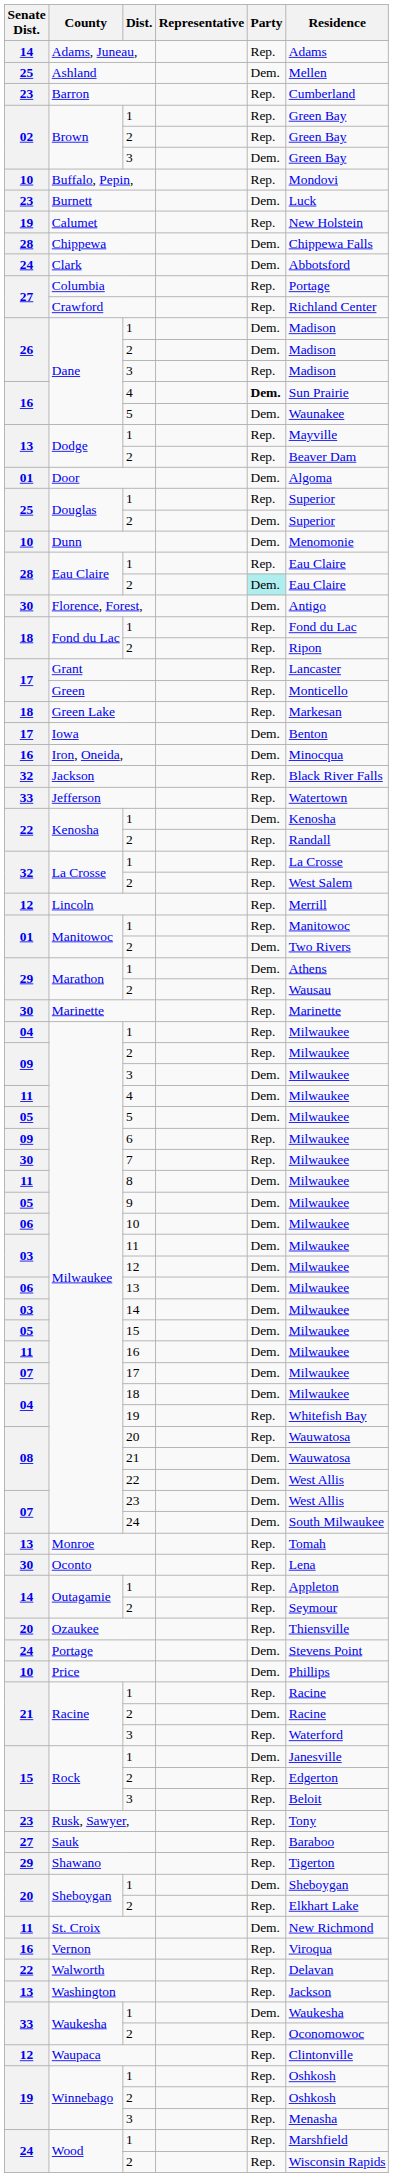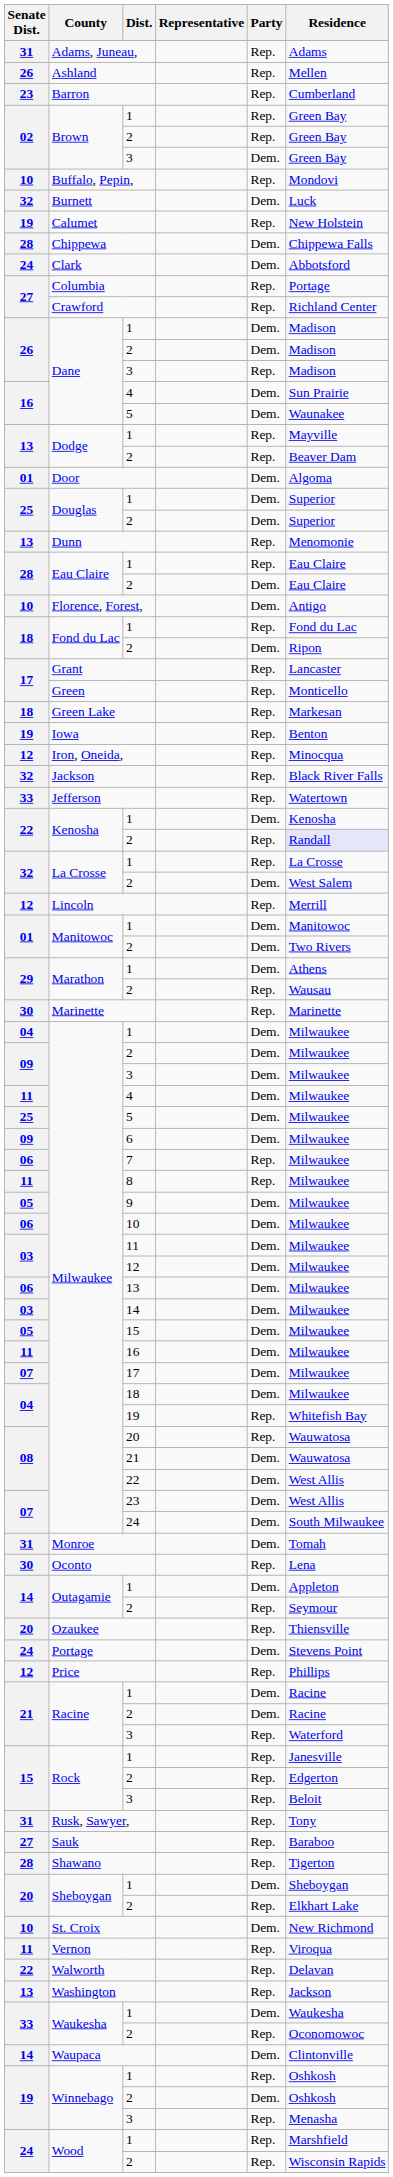(27, 51) 14 -> (27, 51) 31
(27, 72) 25 -> (27, 72) 26
(265, 72) Dem. -> (263, 72) Rep.
(27, 200) 23 -> (27, 200) 32
(266, 392) bold -> (265, 392) normal
(263, 499) Rep. -> (265, 499) Dem.
(27, 541) 10 -> (27, 541) 13
(265, 541) Dem. -> (263, 541) Rep.
(265, 584) paleturquoise background -> (265, 584) no background
(27, 605) 30 -> (27, 605) 10
(263, 648) Rep. -> (265, 648) Dem.
(27, 733) 17 -> (27, 733) 19
(265, 733) Dem. -> (263, 733) Rep.
(27, 754) 16 -> (27, 754) 12
(265, 754) Dem. -> (263, 754) Rep.
(310, 840) no background -> (310, 840) lavender background
(263, 882) Rep. -> (265, 882) Dem.
(263, 925) Rep. -> (265, 925) Dem.
(263, 1032) Rep. -> (265, 1032) Dem.
(263, 1053) Rep. -> (265, 1053) Dem.
(27, 1117) 05 -> (27, 1117) 25
(263, 1138) Rep. -> (265, 1138) Dem.
(27, 1159) 30 -> (27, 1159) 06
(265, 1181) Dem. -> (263, 1181) Rep.
(27, 1543) 13 -> (27, 1543) 31
(263, 1543) Rep. -> (265, 1543) Dem.
(263, 1586) Rep. -> (265, 1586) Dem.
(27, 1671) 10 -> (27, 1671) 12
(265, 1671) Dem. -> (263, 1671) Rep.
(263, 1692) Rep. -> (265, 1692) Dem.
(265, 1756) Dem. -> (263, 1756) Rep.
(27, 1820) 23 -> (27, 1820) 31
(27, 1863) 29 -> (27, 1863) 28
(27, 1927) 11 -> (27, 1927) 10
(27, 1948) 16 -> (27, 1948) 11
(27, 2055) 12 -> (27, 2055) 14
(263, 2055) Rep. -> (265, 2055) Dem.
(263, 2097) Rep. -> (265, 2097) Dem.
